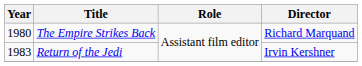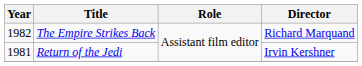(19, 33) 1980 -> (19, 33) 1982
(19, 52) 1983 -> (19, 52) 1981
